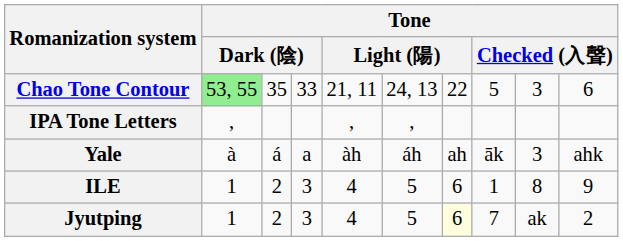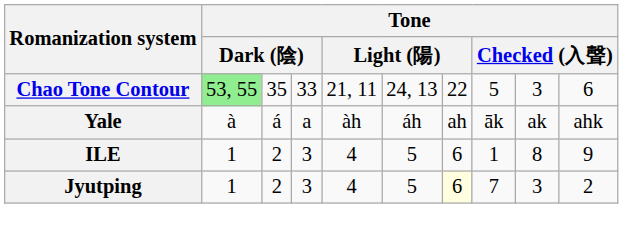- row: (103, 122)
(537, 154) 3 -> (537, 122) ak
(537, 219) ak -> (537, 186) 3
